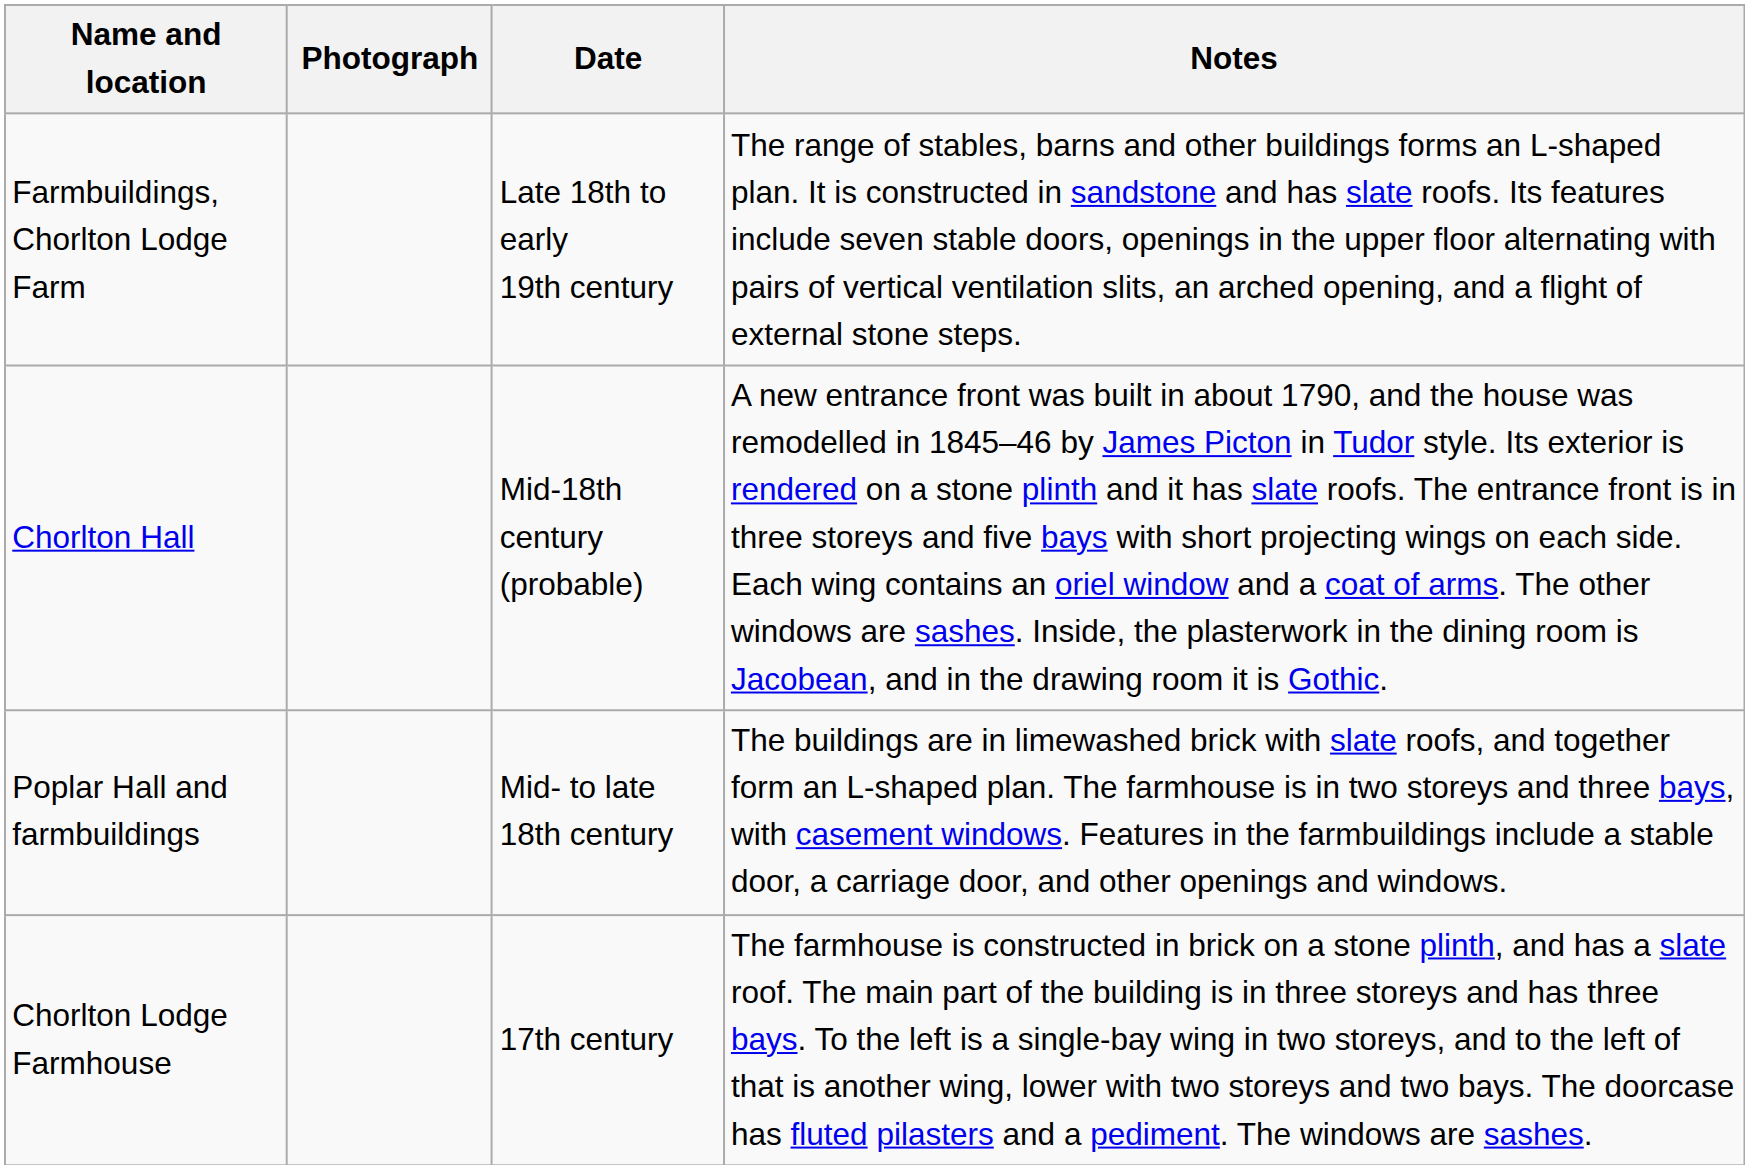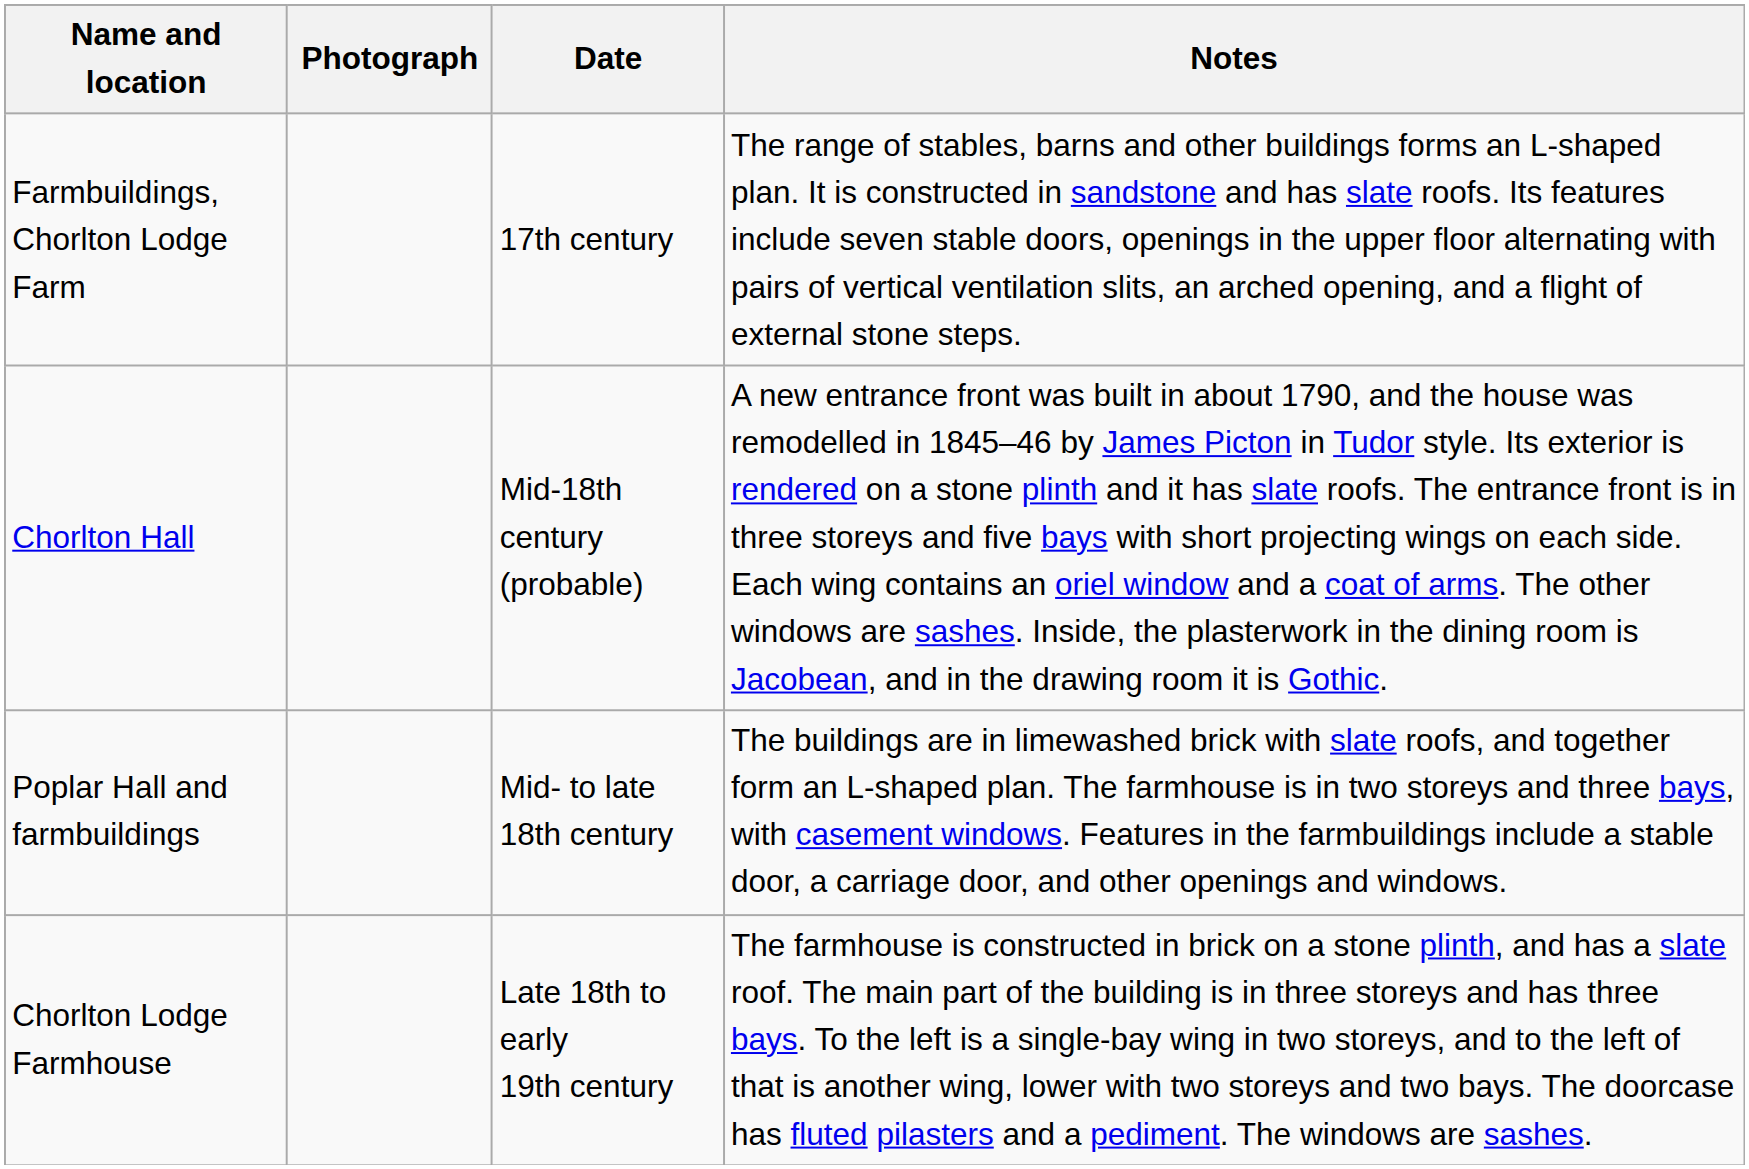(586, 239) Late 18th to early 19th century -> (586, 239) 17th century
(586, 1039) 17th century -> (586, 1039) Late 18th to early 19th century
